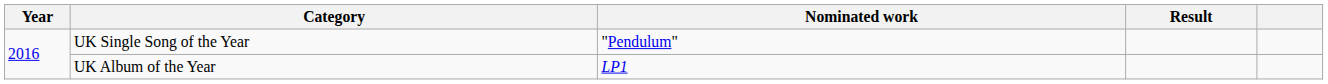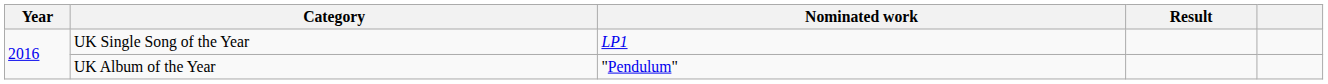(640, 41) "Pendulum" -> (614, 41) LP1
(614, 66) LP1 -> (640, 66) "Pendulum"
